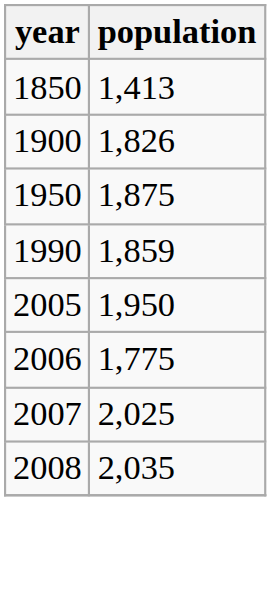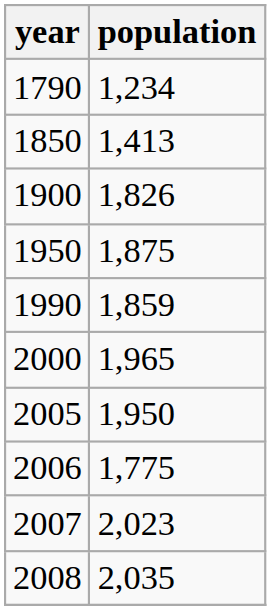+ row: (47, 86)
+ row: (47, 359)
(136, 413) 2,025 -> (136, 522) 2,023
